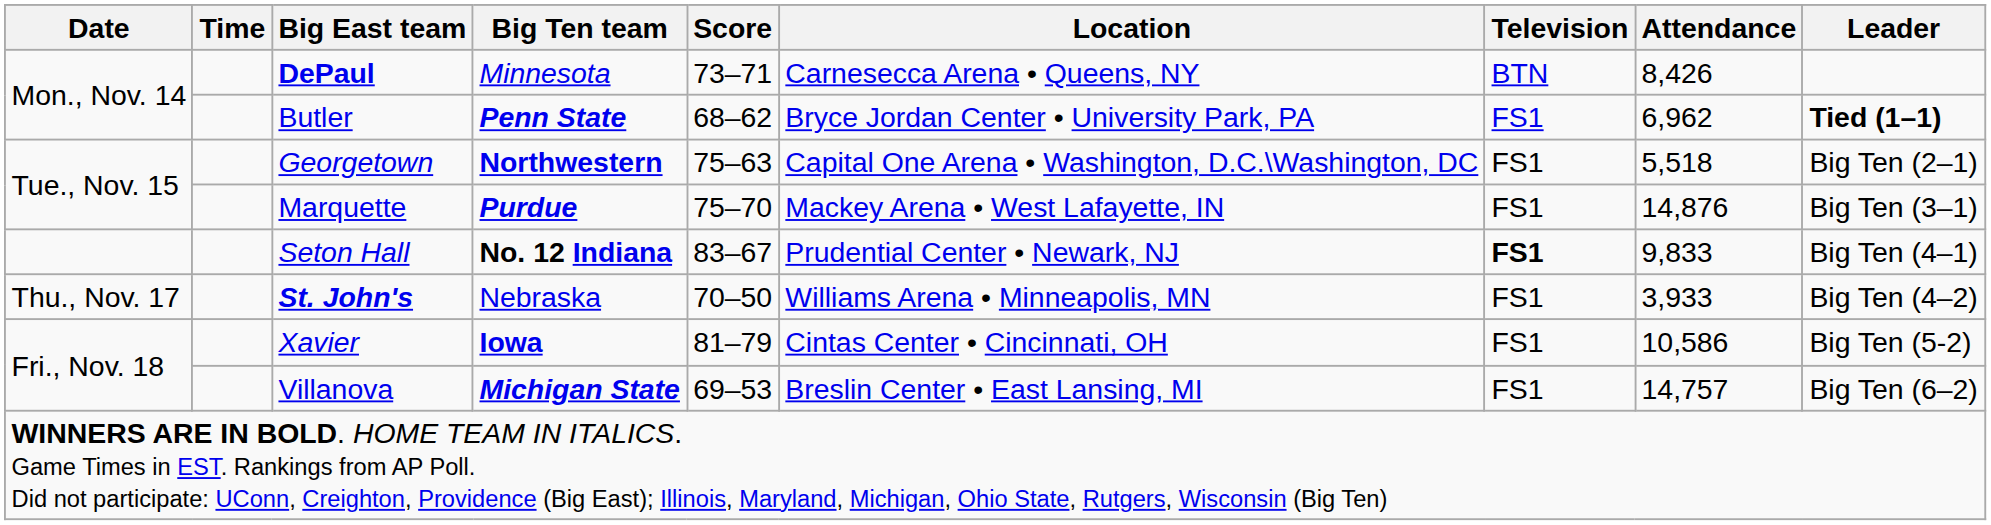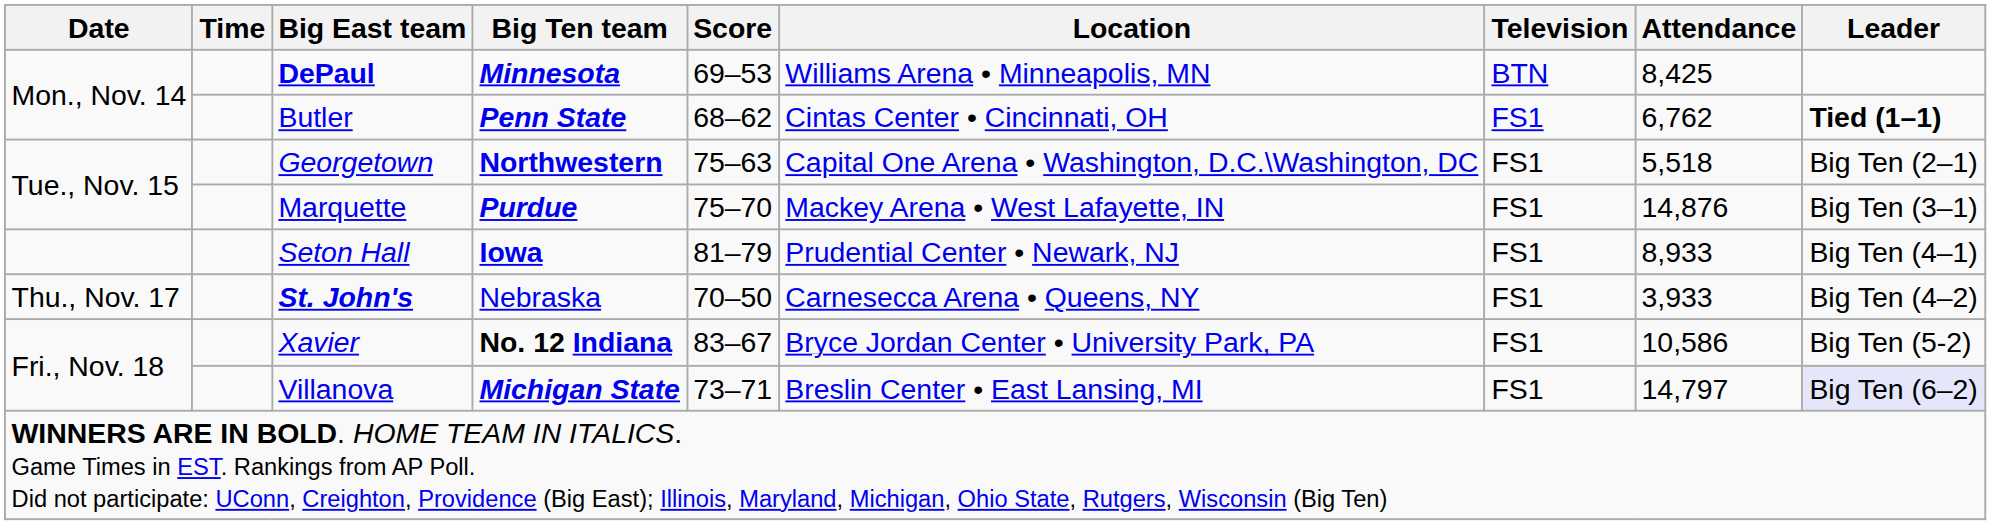(545, 73) normal -> (550, 73) bold
(733, 73) 73–71 -> (733, 73) 69–53
(992, 73) Carnesecca Arena • Queens, NY -> (998, 73) Williams Arena • Minneapolis, MN
(1677, 73) 8,426 -> (1677, 73) 8,425
(1050, 118) Bryce Jordan Center • University Park, PA -> (977, 118) Cintas Center • Cincinnati, OH
(1677, 118) 6,962 -> (1677, 118) 6,762
(576, 253) No. 12 Indiana -> (511, 253) Iowa
(733, 253) 83–67 -> (733, 253) 81–79
(1518, 253) bold -> (1518, 253) normal
(1677, 253) 9,833 -> (1677, 253) 8,933
(998, 298) Williams Arena • Minneapolis, MN -> (992, 298) Carnesecca Arena • Queens, NY
(511, 343) Iowa -> (576, 343) No. 12 Indiana
(733, 343) 81–79 -> (733, 343) 83–67
(977, 343) Cintas Center • Cincinnati, OH -> (1050, 343) Bryce Jordan Center • University Park, PA
(733, 388) 69–53 -> (733, 388) 73–71
(1685, 388) 14,757 -> (1685, 388) 14,797
(1894, 388) no background -> (1894, 388) lavender background
